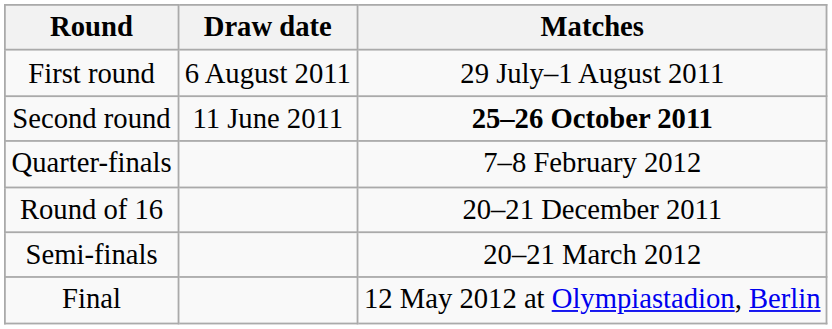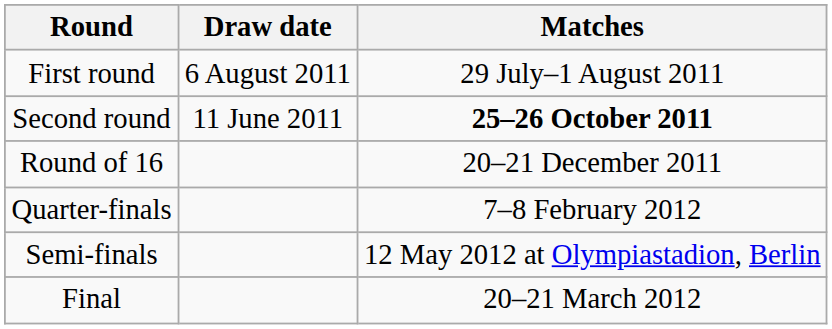rows swapped: (92, 208) <-> (92, 163)
(592, 254) 20–21 March 2012 -> (592, 254) 12 May 2012 at Olympiastadion, Berlin
(592, 299) 12 May 2012 at Olympiastadion, Berlin -> (592, 299) 20–21 March 2012
